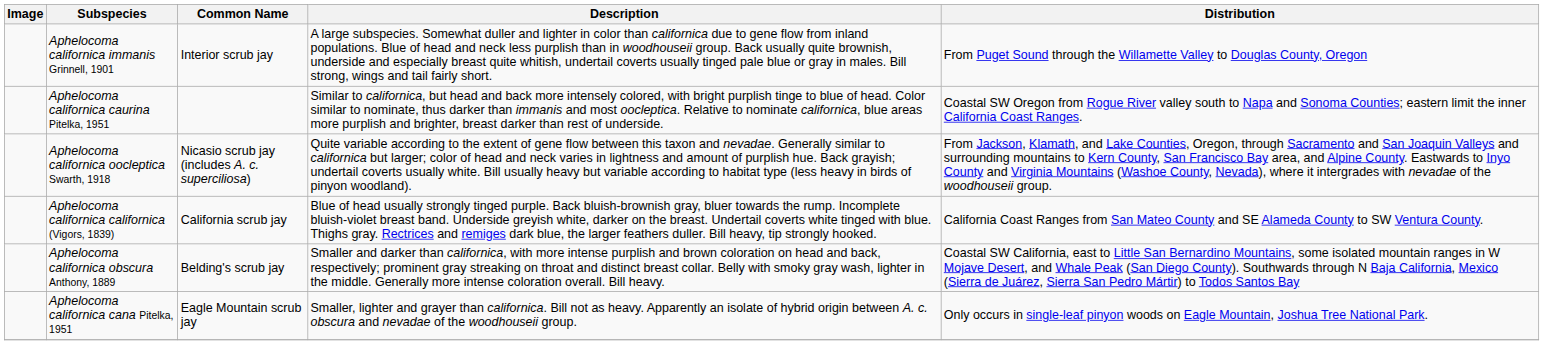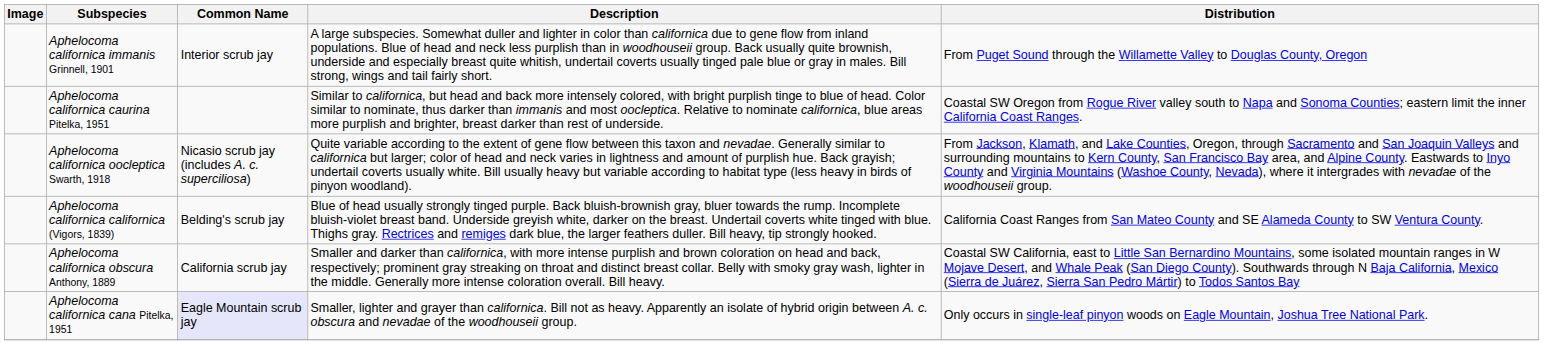(234, 219) California scrub jay -> (233, 219) Belding's scrub jay
(233, 267) Belding's scrub jay -> (234, 267) California scrub jay
(241, 315) no background -> (241, 315) lavender background
